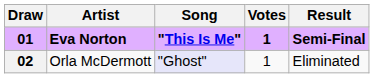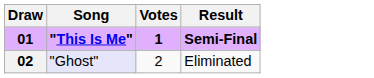- column: (100, 15)
(267, 61) 1 -> (159, 61) 2
